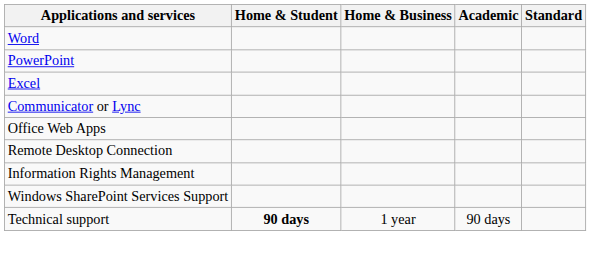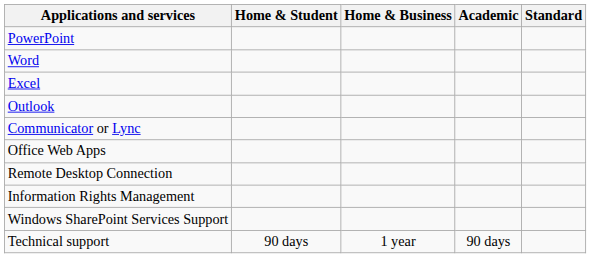rows swapped: (23, 38) <-> (41, 60)
+ row: (31, 106)
(286, 219) bold -> (286, 241) normal
